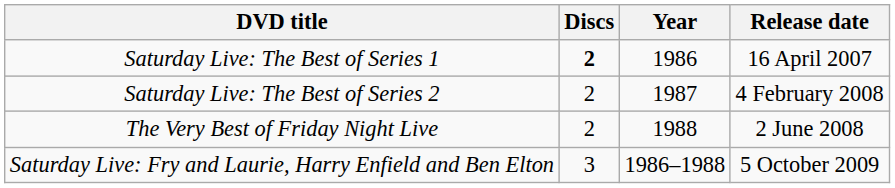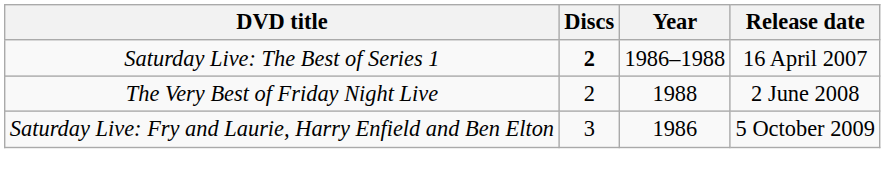(675, 57) 1986 -> (675, 57) 1986–1988
- row: (282, 93)
(675, 164) 1986–1988 -> (675, 128) 1986
